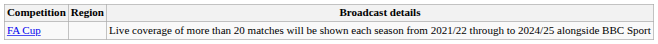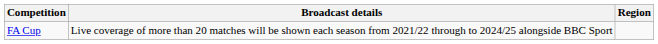columns swapped: (87, 13) <-> (380, 13)
